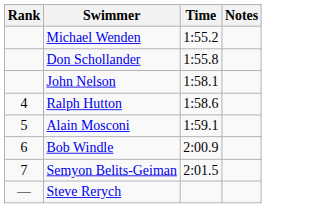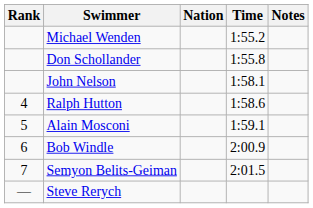+ column: (203, 15)
